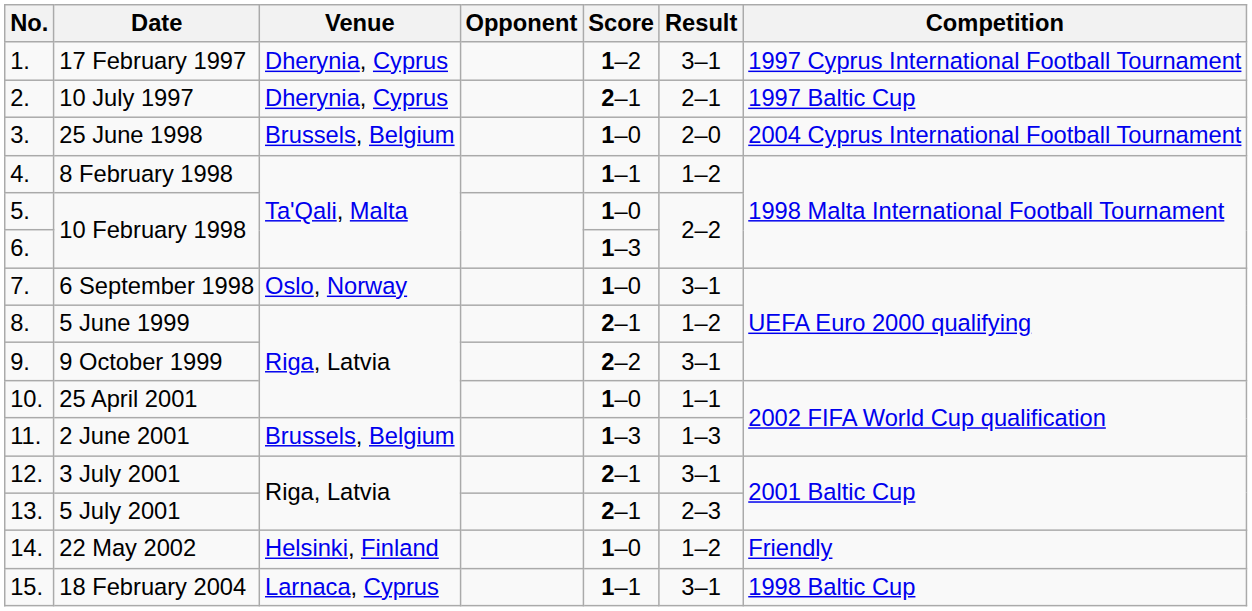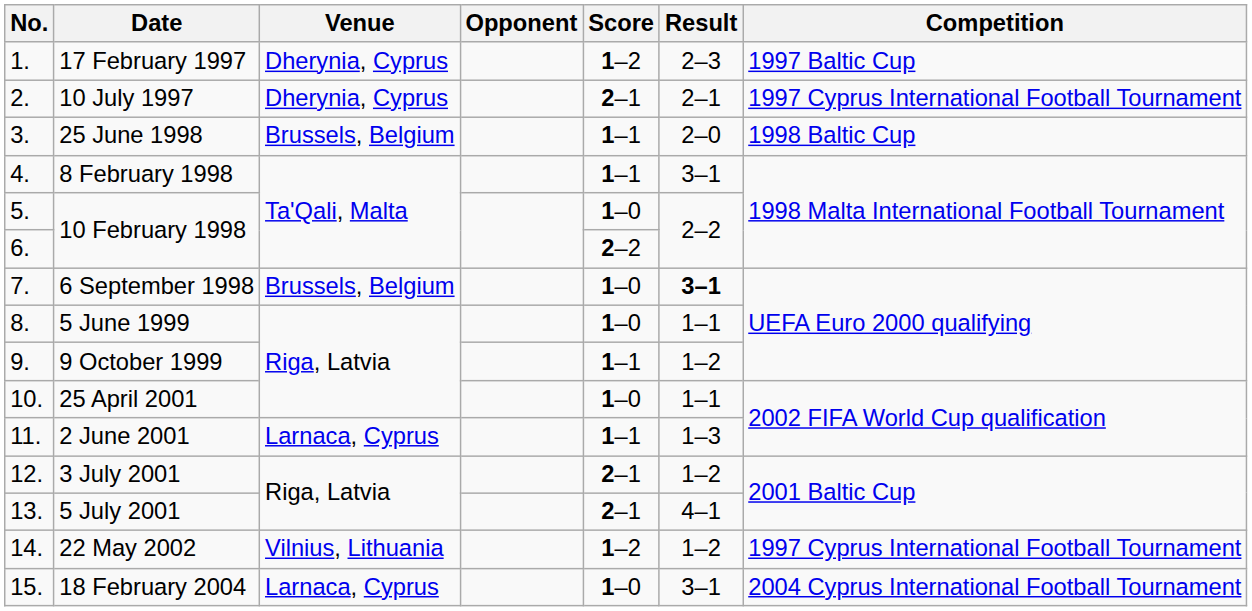(701, 60) 3–1 -> (701, 60) 2–3
(995, 60) 1997 Cyprus International Football Tournament -> (832, 60) 1997 Baltic Cup
(832, 98) 1997 Baltic Cup -> (995, 98) 1997 Cyprus International Football Tournament
(621, 135) 1–0 -> (621, 135) 1–1
(995, 135) 2004 Cyprus International Football Tournament -> (832, 135) 1998 Baltic Cup
(701, 173) 1–2 -> (701, 173) 3–1
(621, 248) 1–3 -> (621, 248) 2–2
(336, 286) Oslo, Norway -> (360, 286) Brussels, Belgium
(701, 286) normal -> (701, 286) bold
(621, 323) 2–1 -> (621, 323) 1–0
(701, 323) 1–2 -> (701, 323) 1–1
(621, 361) 2–2 -> (621, 361) 1–1
(701, 361) 3–1 -> (701, 361) 1–2
(360, 436) Brussels, Belgium -> (352, 436) Larnaca, Cyprus
(621, 436) 1–3 -> (621, 436) 1–1
(701, 473) 3–1 -> (701, 473) 1–2
(701, 511) 2–3 -> (701, 511) 4–1
(352, 549) Helsinki, Finland -> (354, 549) Vilnius, Lithuania
(621, 549) 1–0 -> (621, 549) 1–2
(790, 549) Friendly -> (995, 549) 1997 Cyprus International Football Tournament
(621, 586) 1–1 -> (621, 586) 1–0
(832, 586) 1998 Baltic Cup -> (995, 586) 2004 Cyprus International Football Tournament
